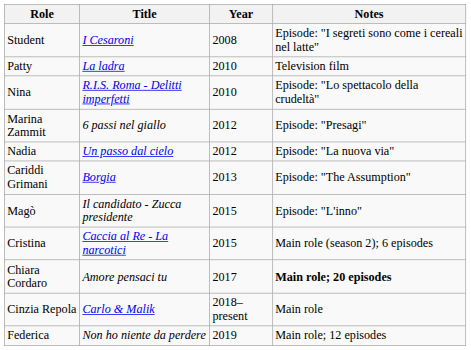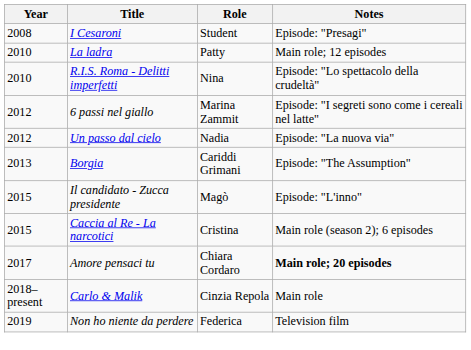columns swapped: (241, 14) <-> (42, 14)
(369, 40) Episode: "I segreti sono come i cereali nel latte" -> (321, 33) Episode: "Presagi"
(312, 66) Television film -> (331, 52) Main role; 12 episodes
(321, 125) Episode: "Presagi" -> (369, 111) Episode: "I segreti sono come i cereali nel latte"
(331, 335) Main role; 12 episodes -> (312, 322) Television film
